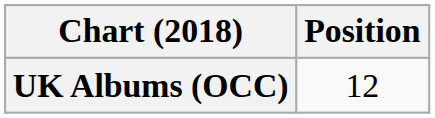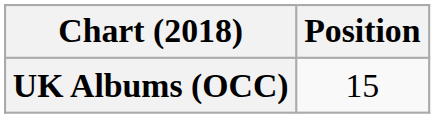(362, 84) 12 -> (362, 84) 15
